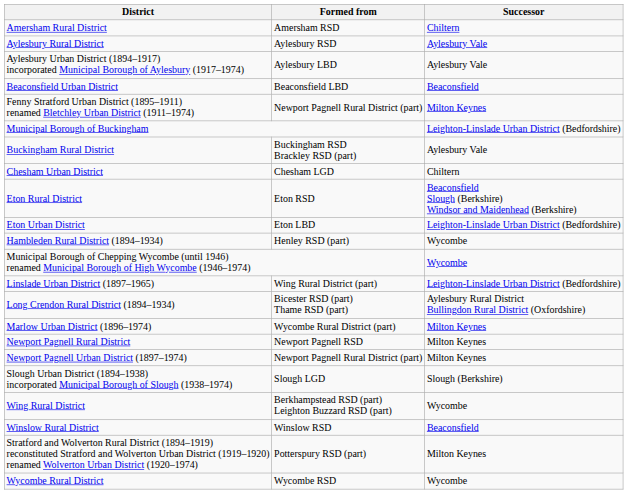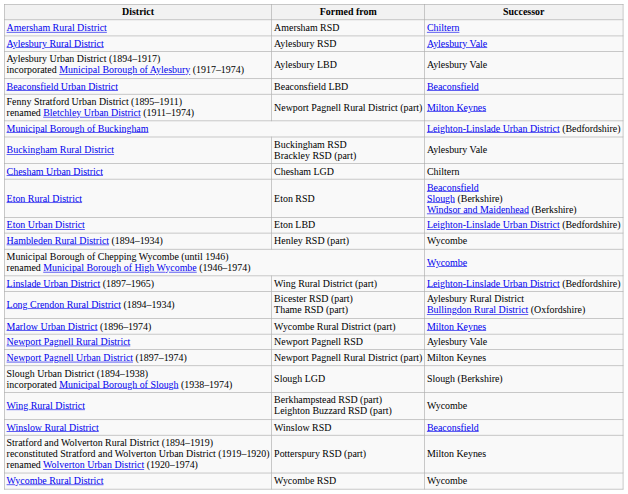(457, 342) Milton Keynes -> (457, 342) Aylesbury Vale
